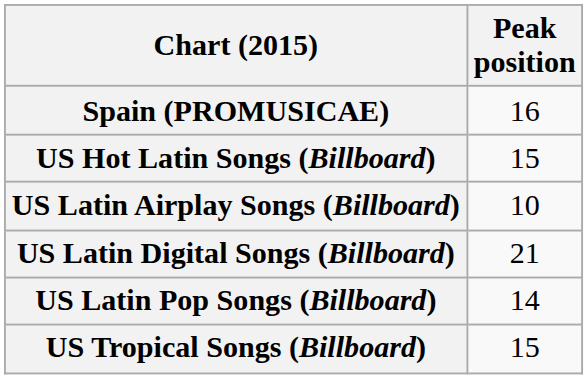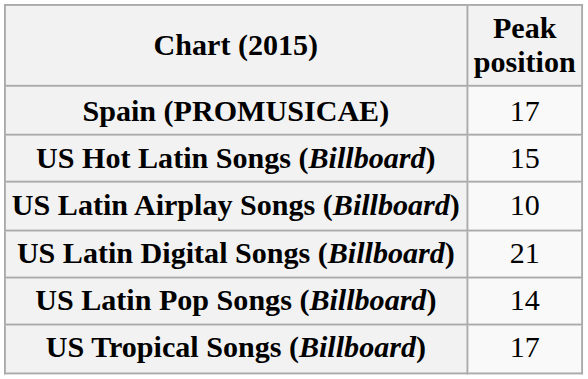(525, 109) 16 -> (525, 109) 17
(525, 348) 15 -> (525, 348) 17
